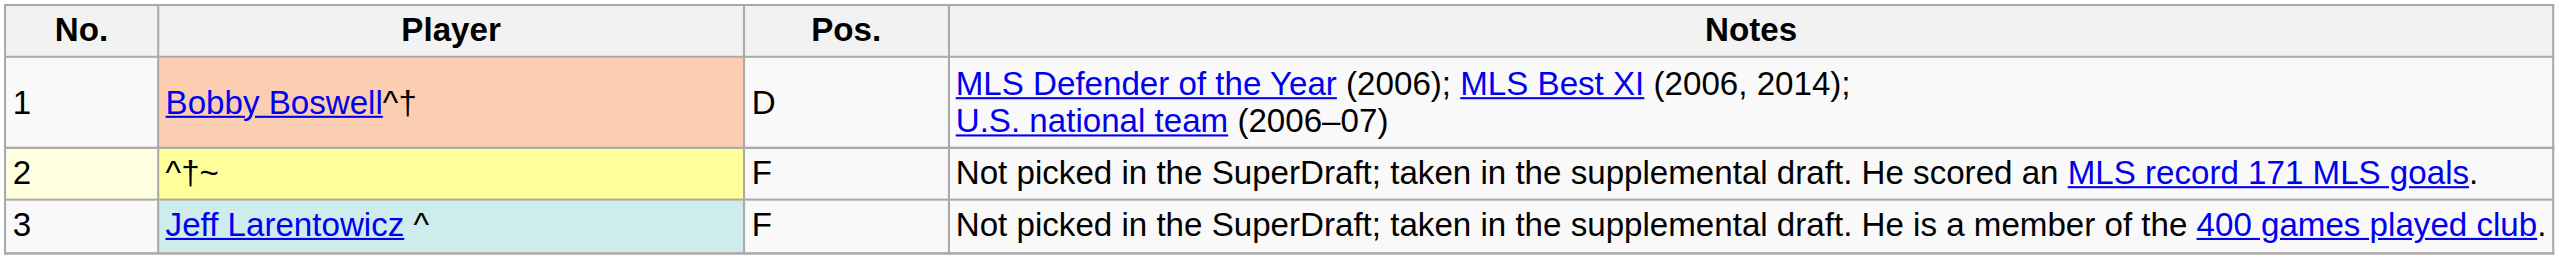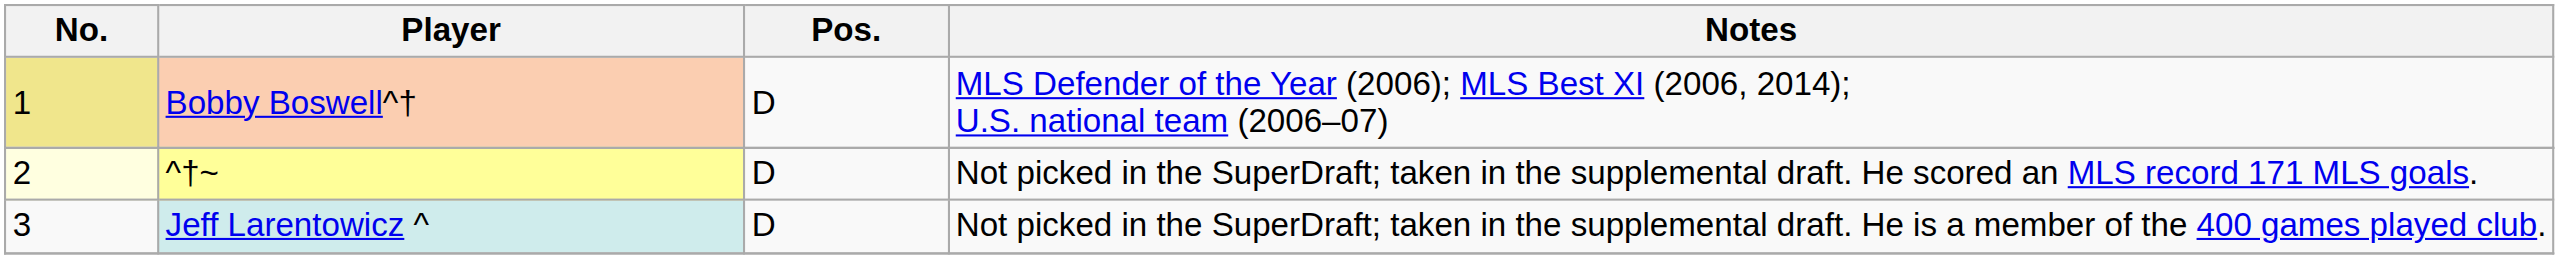(22, 101) no background -> (22, 101) khaki background
(762, 173) F -> (764, 173) D
(762, 225) F -> (764, 225) D
